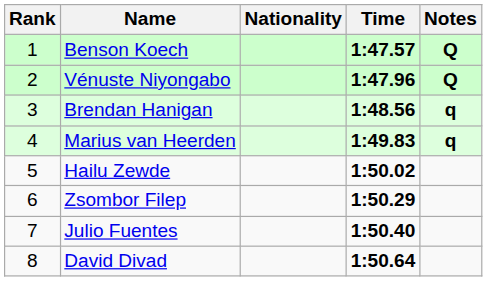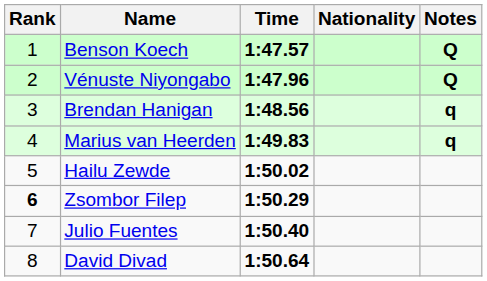columns swapped: (293, 19) <-> (383, 19)
(32, 200) normal -> (32, 200) bold
